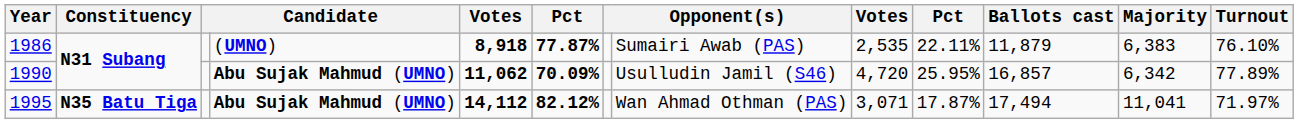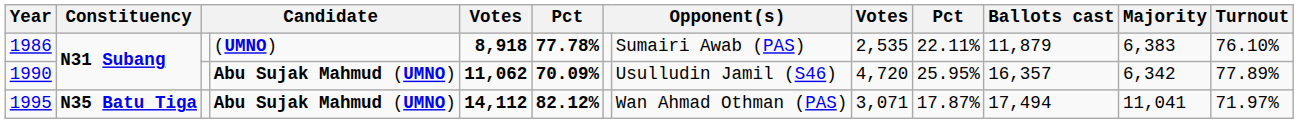(567, 47) 77.87% -> (567, 47) 77.78%
(1020, 75) 16,857 -> (1020, 75) 16,357
